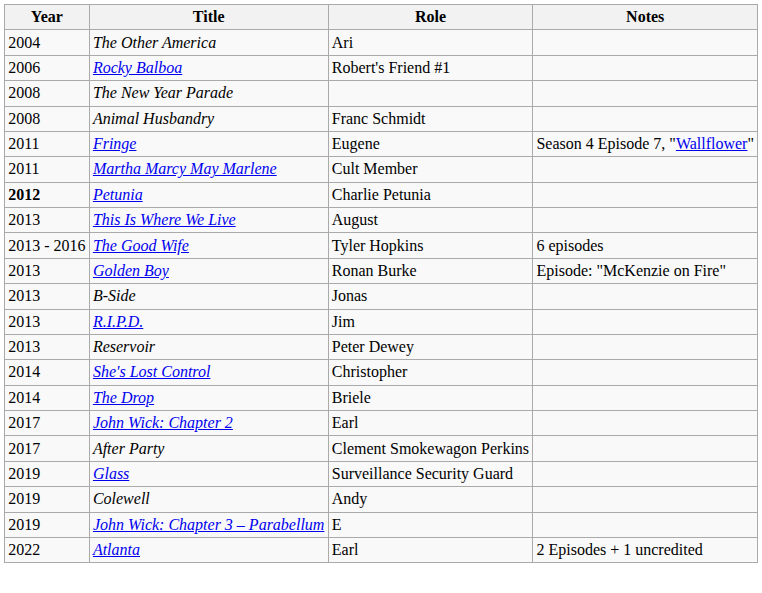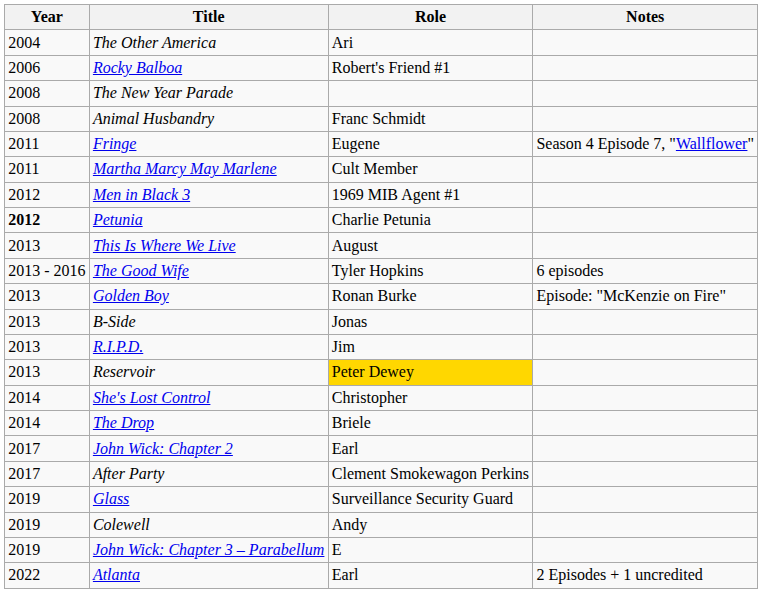+ row: (142, 194)
(373, 347) no background -> (373, 372) gold background
